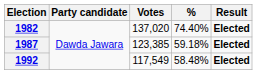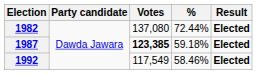(151, 28) 137,020 -> (151, 28) 137,080
(191, 28) 74.40% -> (191, 28) 72.44%
(151, 45) normal -> (151, 45) bold
(191, 61) 58.48% -> (191, 61) 58.46%
